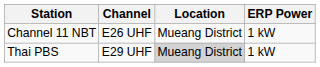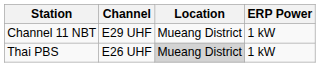(127, 33) E26 UHF -> (127, 33) E29 UHF
(127, 52) E29 UHF -> (127, 52) E26 UHF
